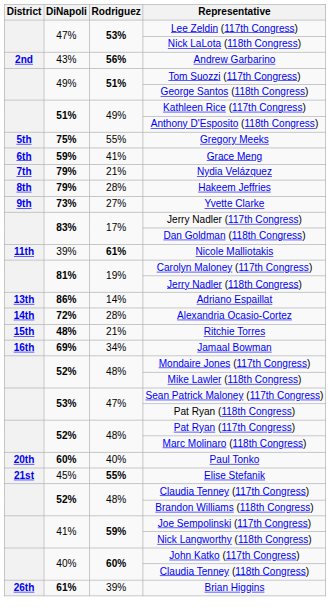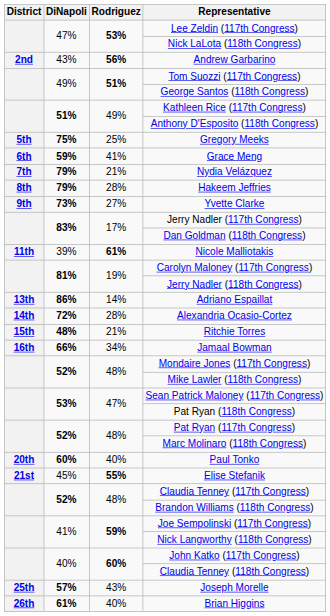(116, 140) 55% -> (116, 140) 25%
(66, 348) 69% -> (66, 348) 66%
+ row: (234, 587)
(116, 587) 39% -> (116, 603) 40%
